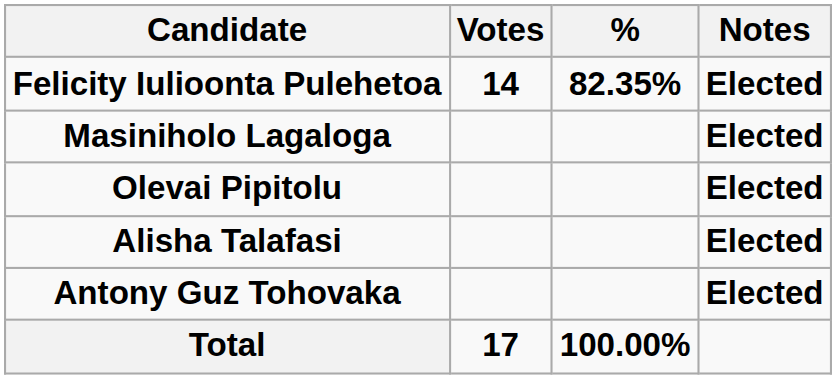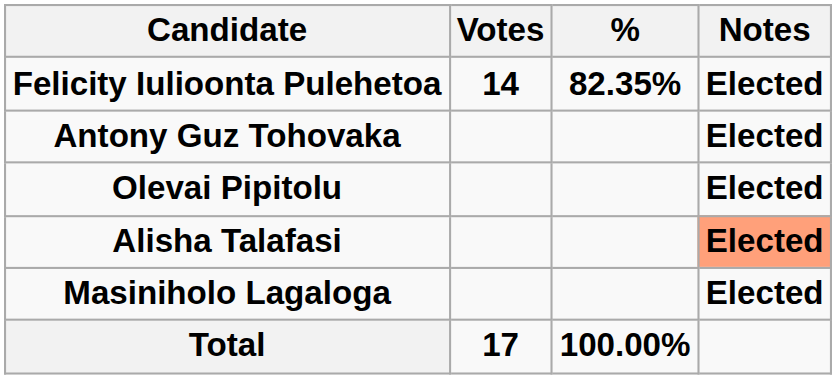rows swapped: (227, 135) <-> (227, 293)
(765, 240) no background -> (765, 240) lightsalmon background
